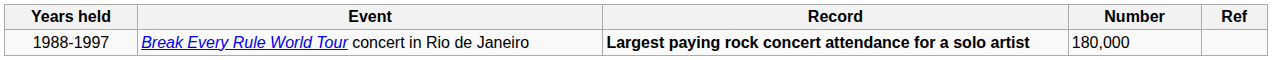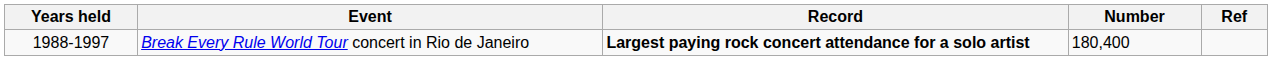(1101, 42) 180,000 -> (1101, 42) 180,400
